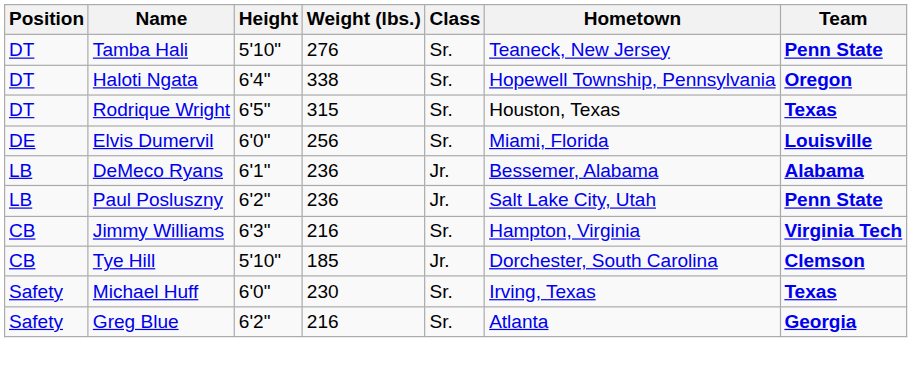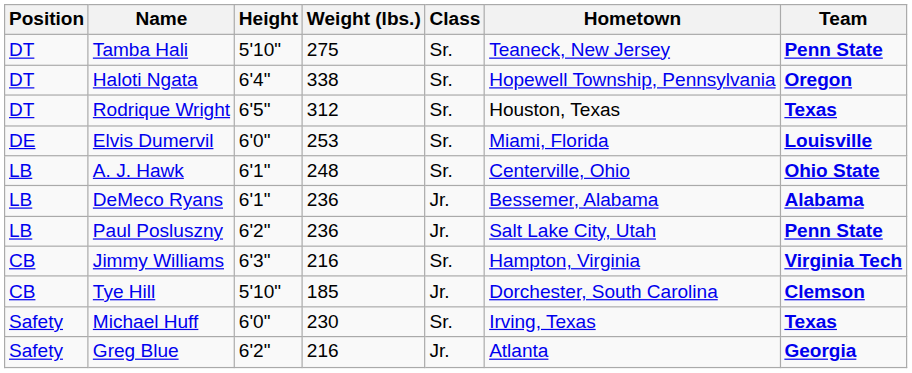(323, 49) 276 -> (323, 49) 275
(323, 110) 315 -> (323, 110) 312
(323, 140) 256 -> (323, 140) 253
+ row: (138, 170)
(441, 321) Sr. -> (440, 351) Jr.
